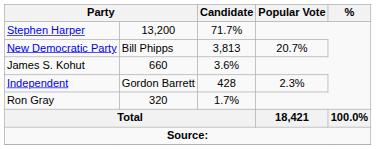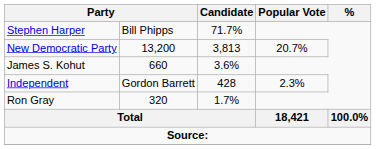(158, 30) 13,200 -> (148, 30) Bill Phipps
(148, 48) Bill Phipps -> (158, 48) 13,200
